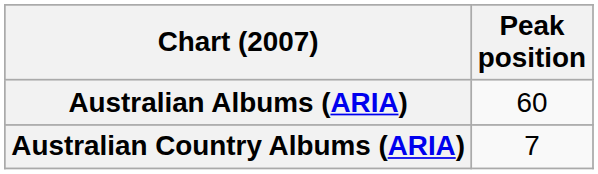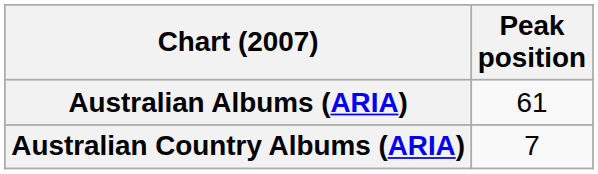(532, 102) 60 -> (532, 102) 61
